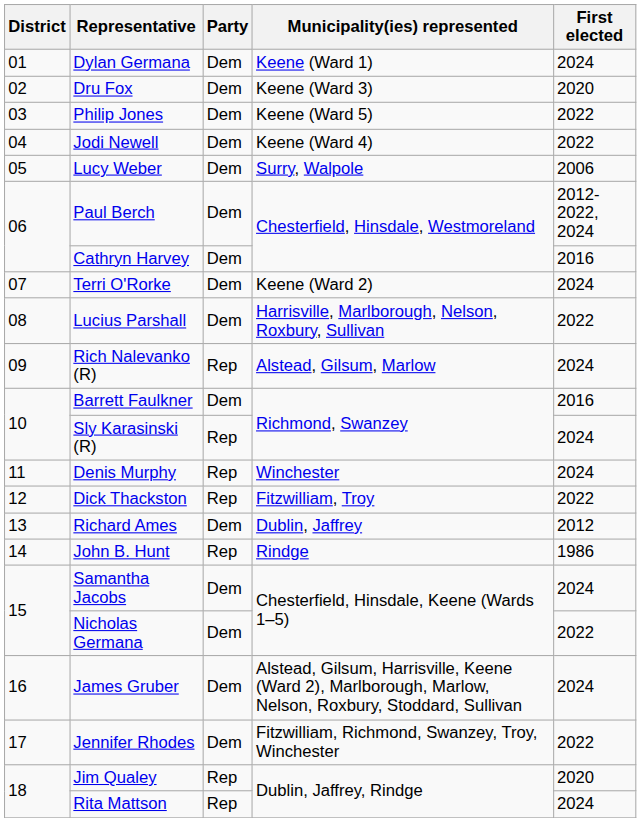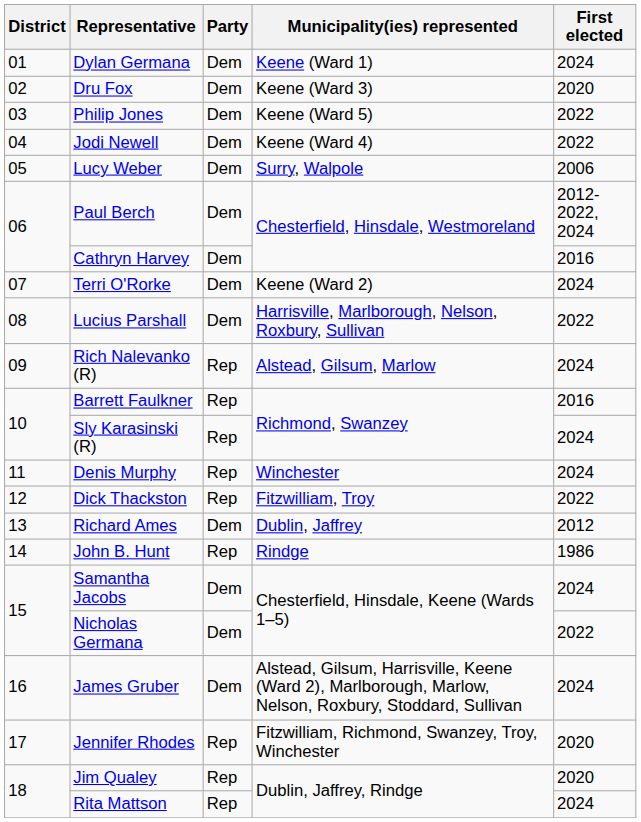(224, 401) Dem -> (222, 401) Rep
(224, 742) Dem -> (222, 742) Rep
(576, 742) 2022 -> (576, 742) 2020
